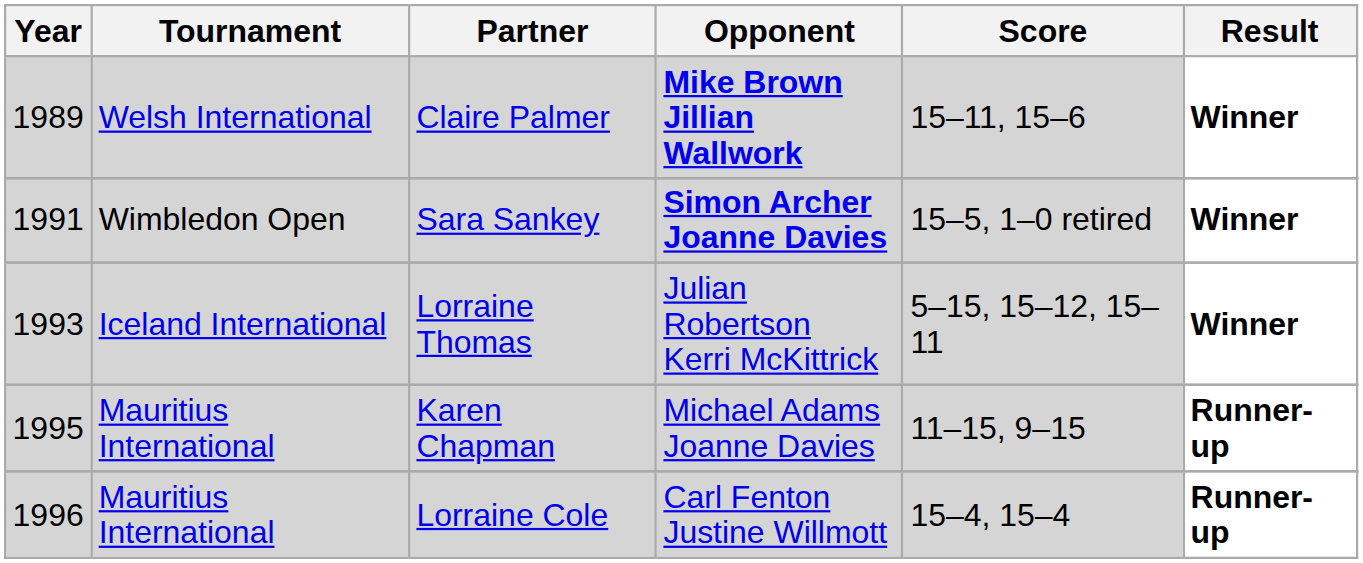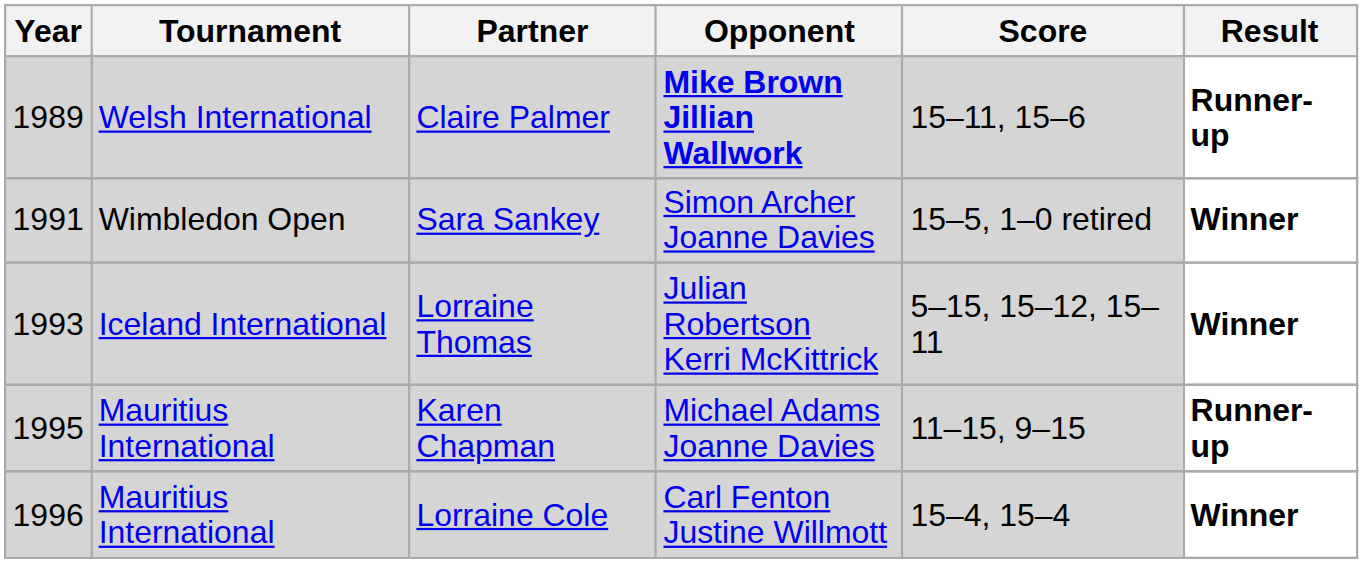(1245, 117) Winner -> (1252, 117) Runner-up
(775, 221) bold -> (769, 221) normal
(1252, 514) Runner-up -> (1245, 514) Winner
